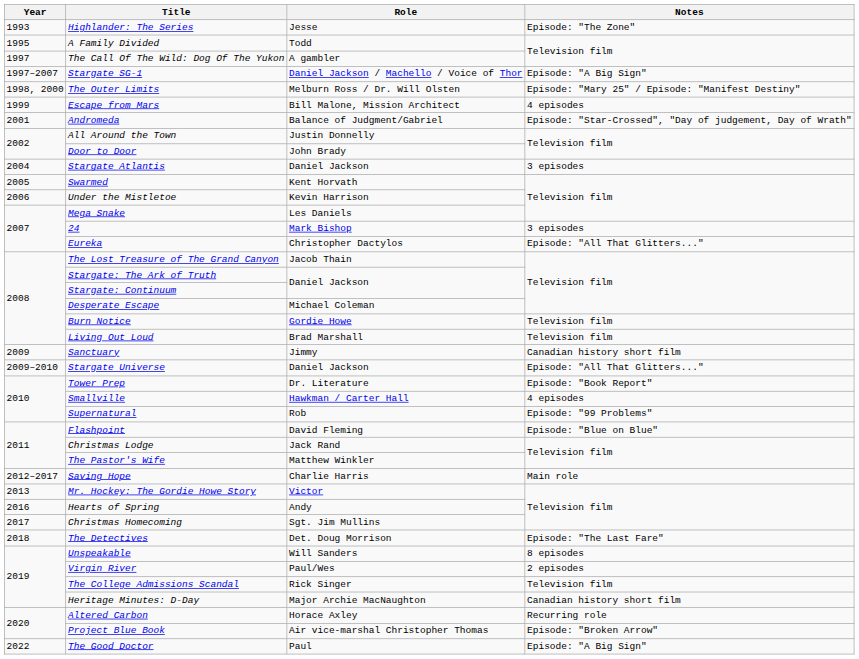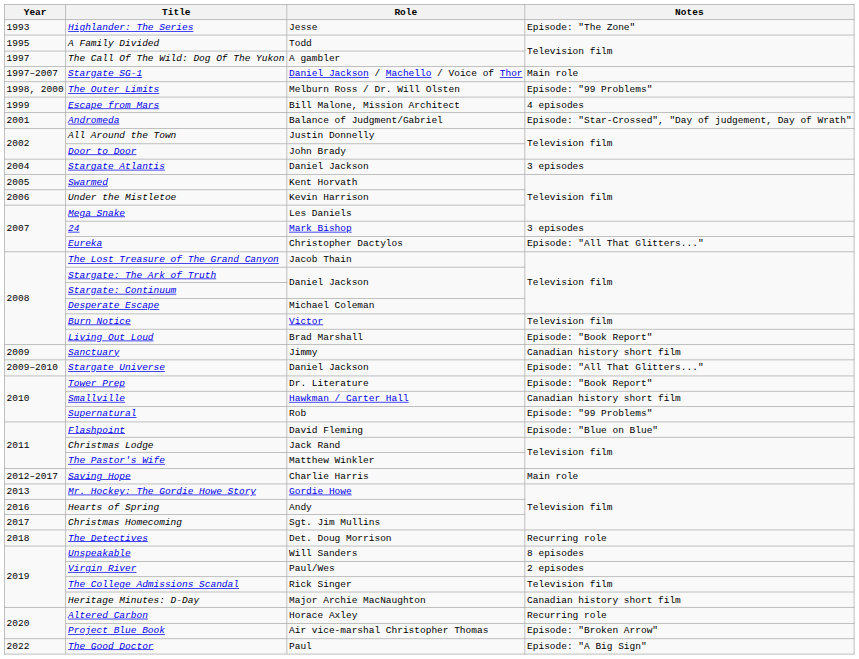(587, 74) Episode: "A Big Sign" -> (553, 74) Main role
(664, 89) Episode: "Mary 25" / Episode: "Manifest Destiny" -> (590, 89) Episode: "99 Problems"
(320, 321) Gordie Howe -> (306, 321) Victor
(570, 337) Television film -> (590, 337) Episode: "Book Report"
(556, 399) 4 episodes -> (604, 399) Canadian history short film
(306, 492) Victor -> (320, 492) Gordie Howe
(595, 538) Episode: "The Last Fare" -> (567, 538) Recurring role
